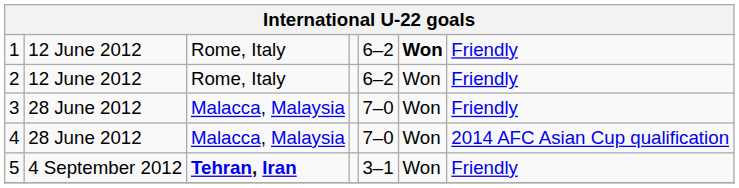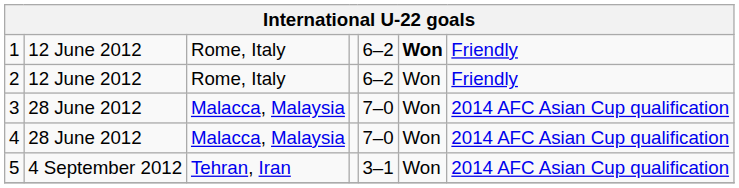(485, 109) Friendly -> (590, 109) 2014 AFC Asian Cup qualification
(244, 168) bold -> (241, 168) normal
(485, 168) Friendly -> (590, 168) 2014 AFC Asian Cup qualification
